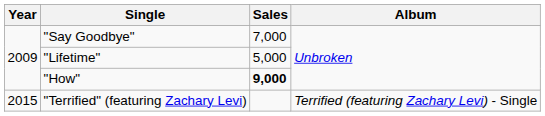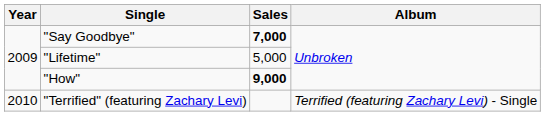(270, 36) normal -> (270, 36) bold
(22, 100) 2015 -> (22, 100) 2010
